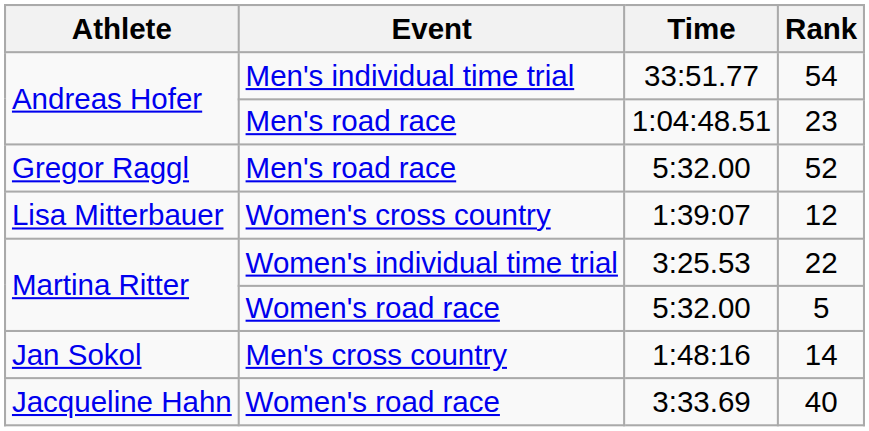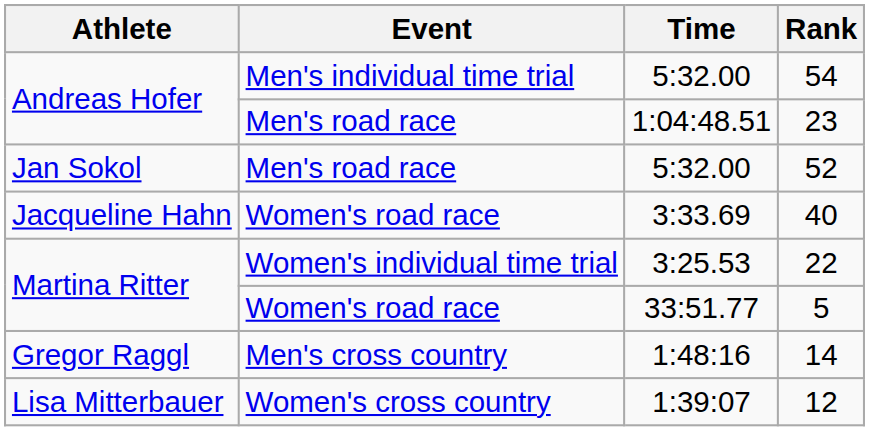(702, 75) 33:51.77 -> (701, 75) 5:32.00
(100, 169) Gregor Raggl -> (77, 169) Jan Sokol
rows swapped: (821, 402) <-> (821, 215)
(701, 309) 5:32.00 -> (702, 309) 33:51.77
(77, 355) Jan Sokol -> (100, 355) Gregor Raggl
